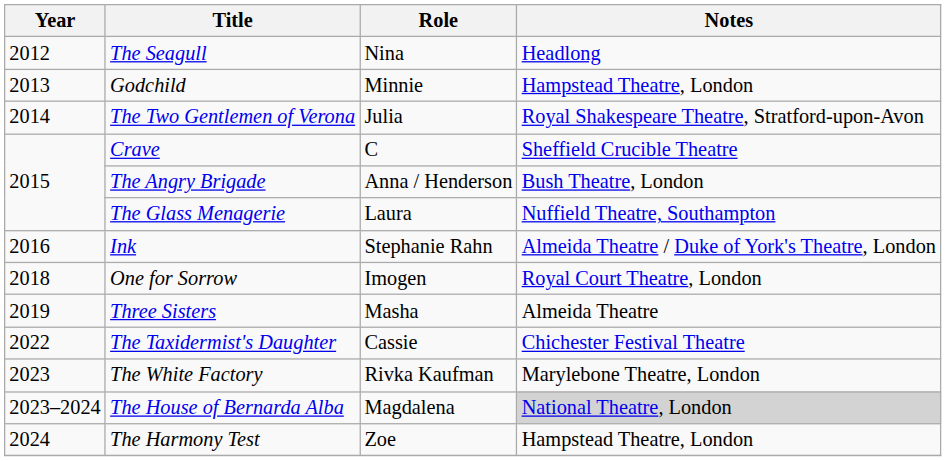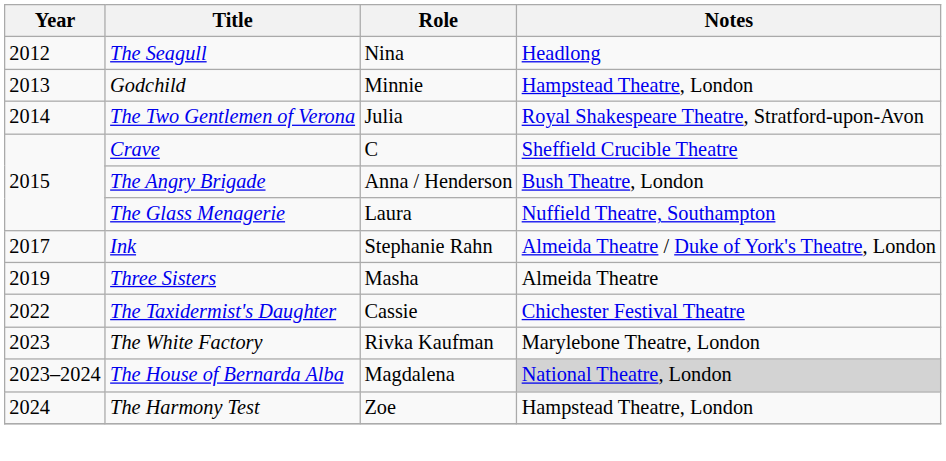(30, 246) 2016 -> (30, 246) 2017
- row: (174, 278)
